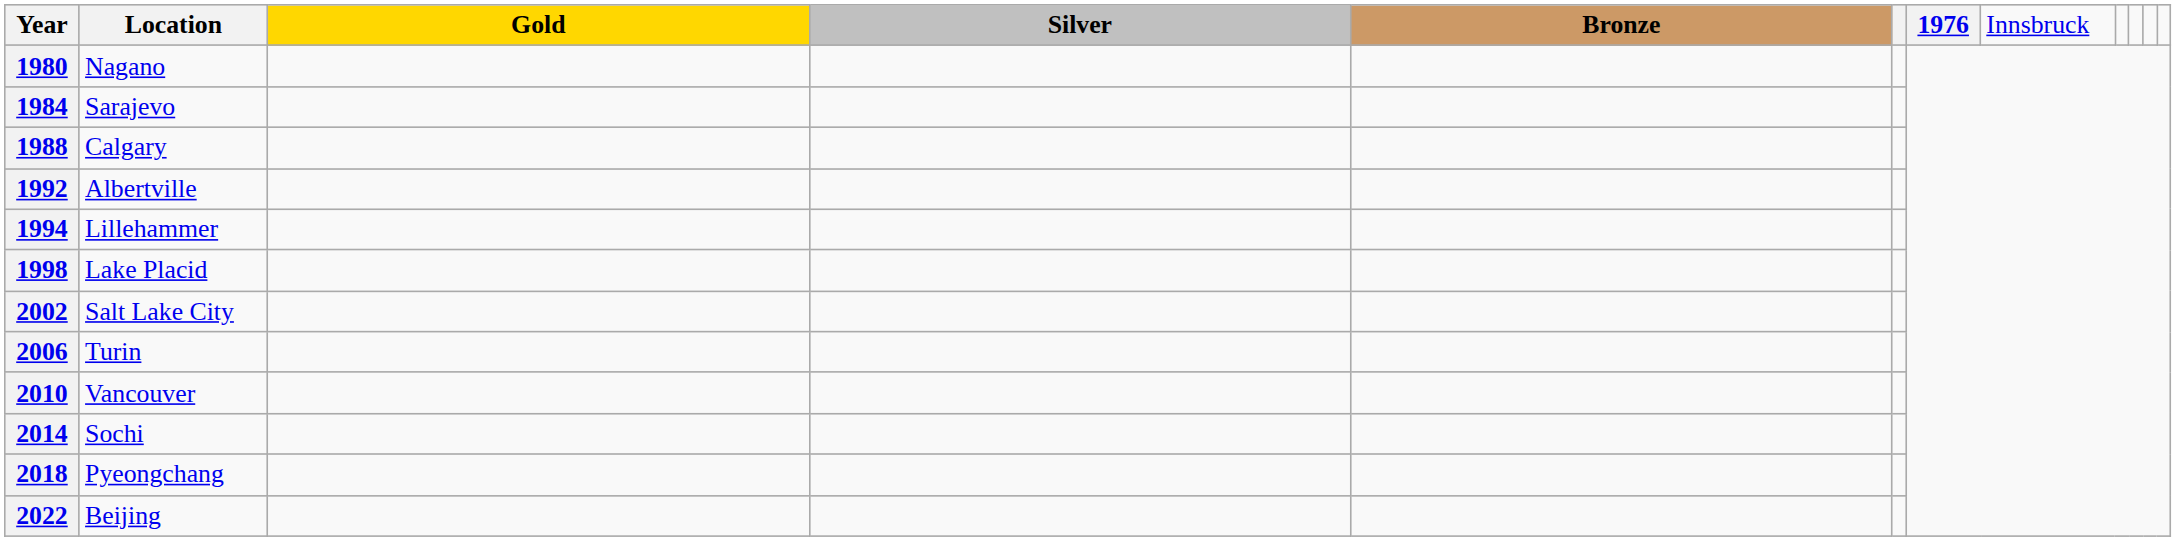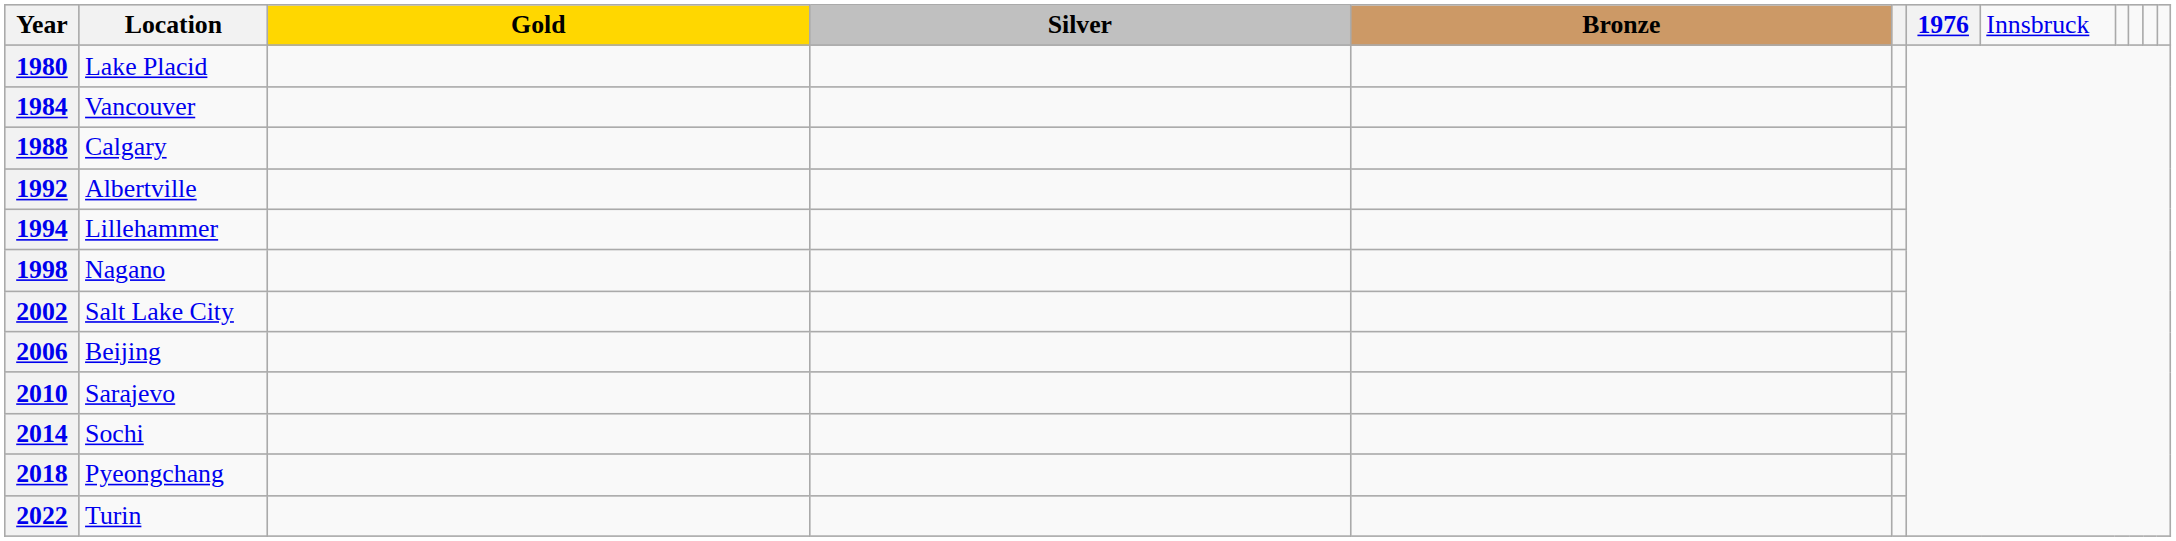(125, 65) Nagano -> (146, 65) Lake Placid
(130, 106) Sarajevo -> (140, 106) Vancouver
(146, 270) Lake Placid -> (125, 270) Nagano
(113, 351) Turin -> (123, 351) Beijing
(140, 392) Vancouver -> (130, 392) Sarajevo
(123, 515) Beijing -> (113, 515) Turin
